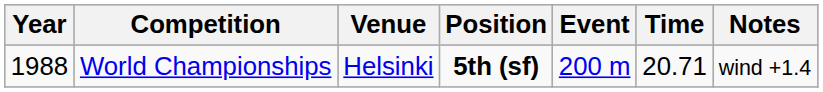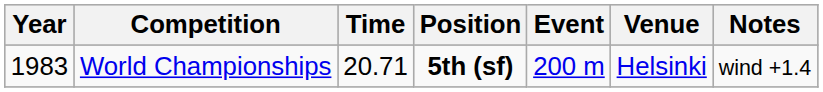columns swapped: (388, 24) <-> (675, 24)
(39, 65) 1988 -> (39, 65) 1983
